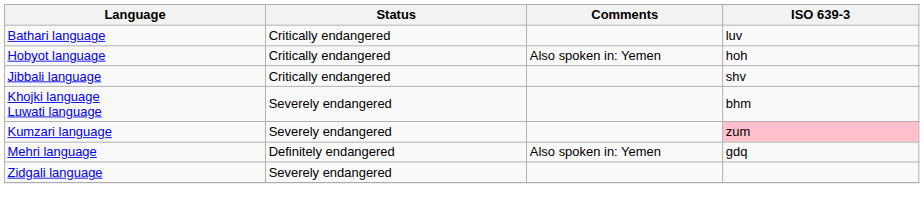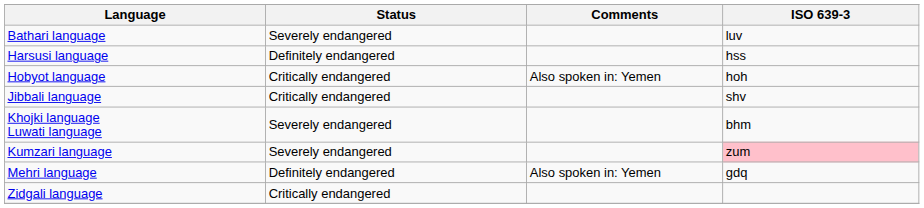(330, 36) Critically endangered -> (330, 36) Severely endangered
+ row: (58, 56)
(330, 173) Severely endangered -> (330, 193) Critically endangered
